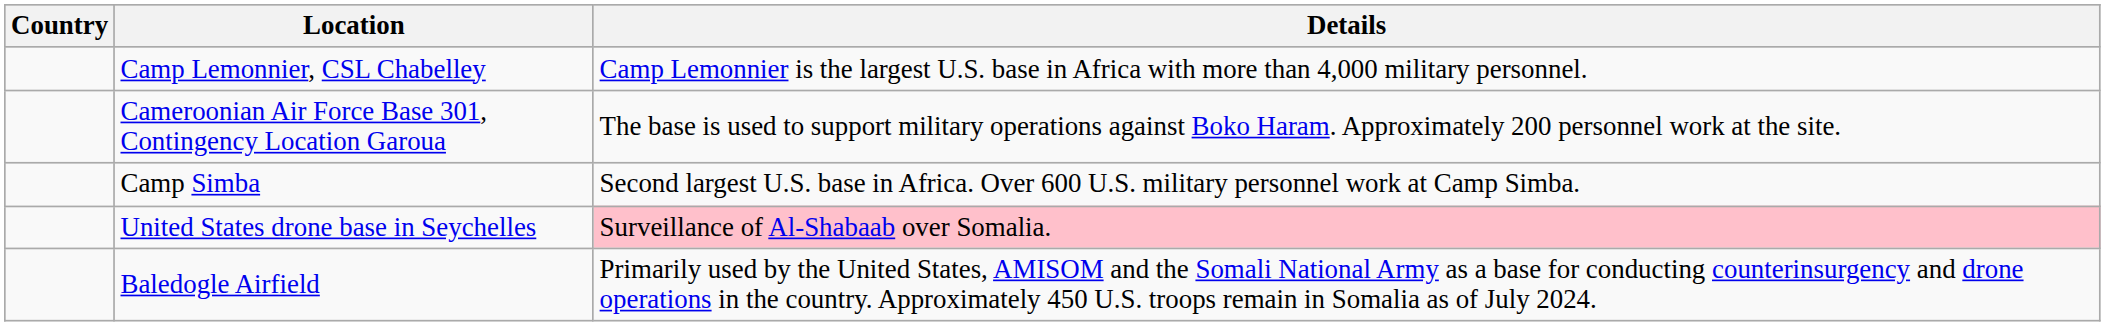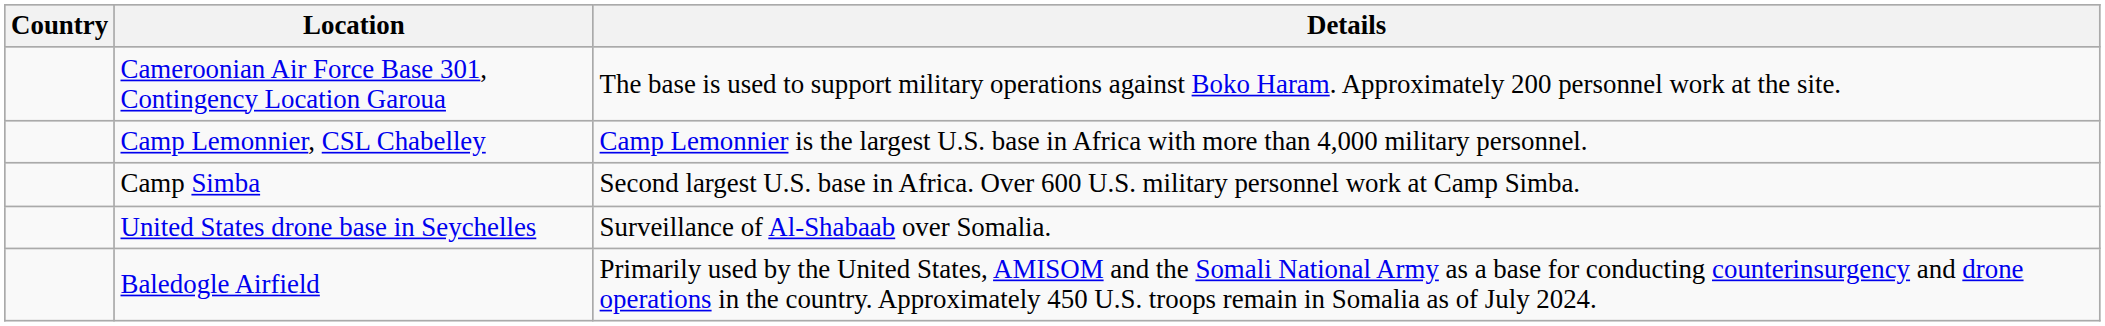rows swapped: (304, 126) <-> (303, 68)
(825, 226) pink background -> (825, 226) no background
